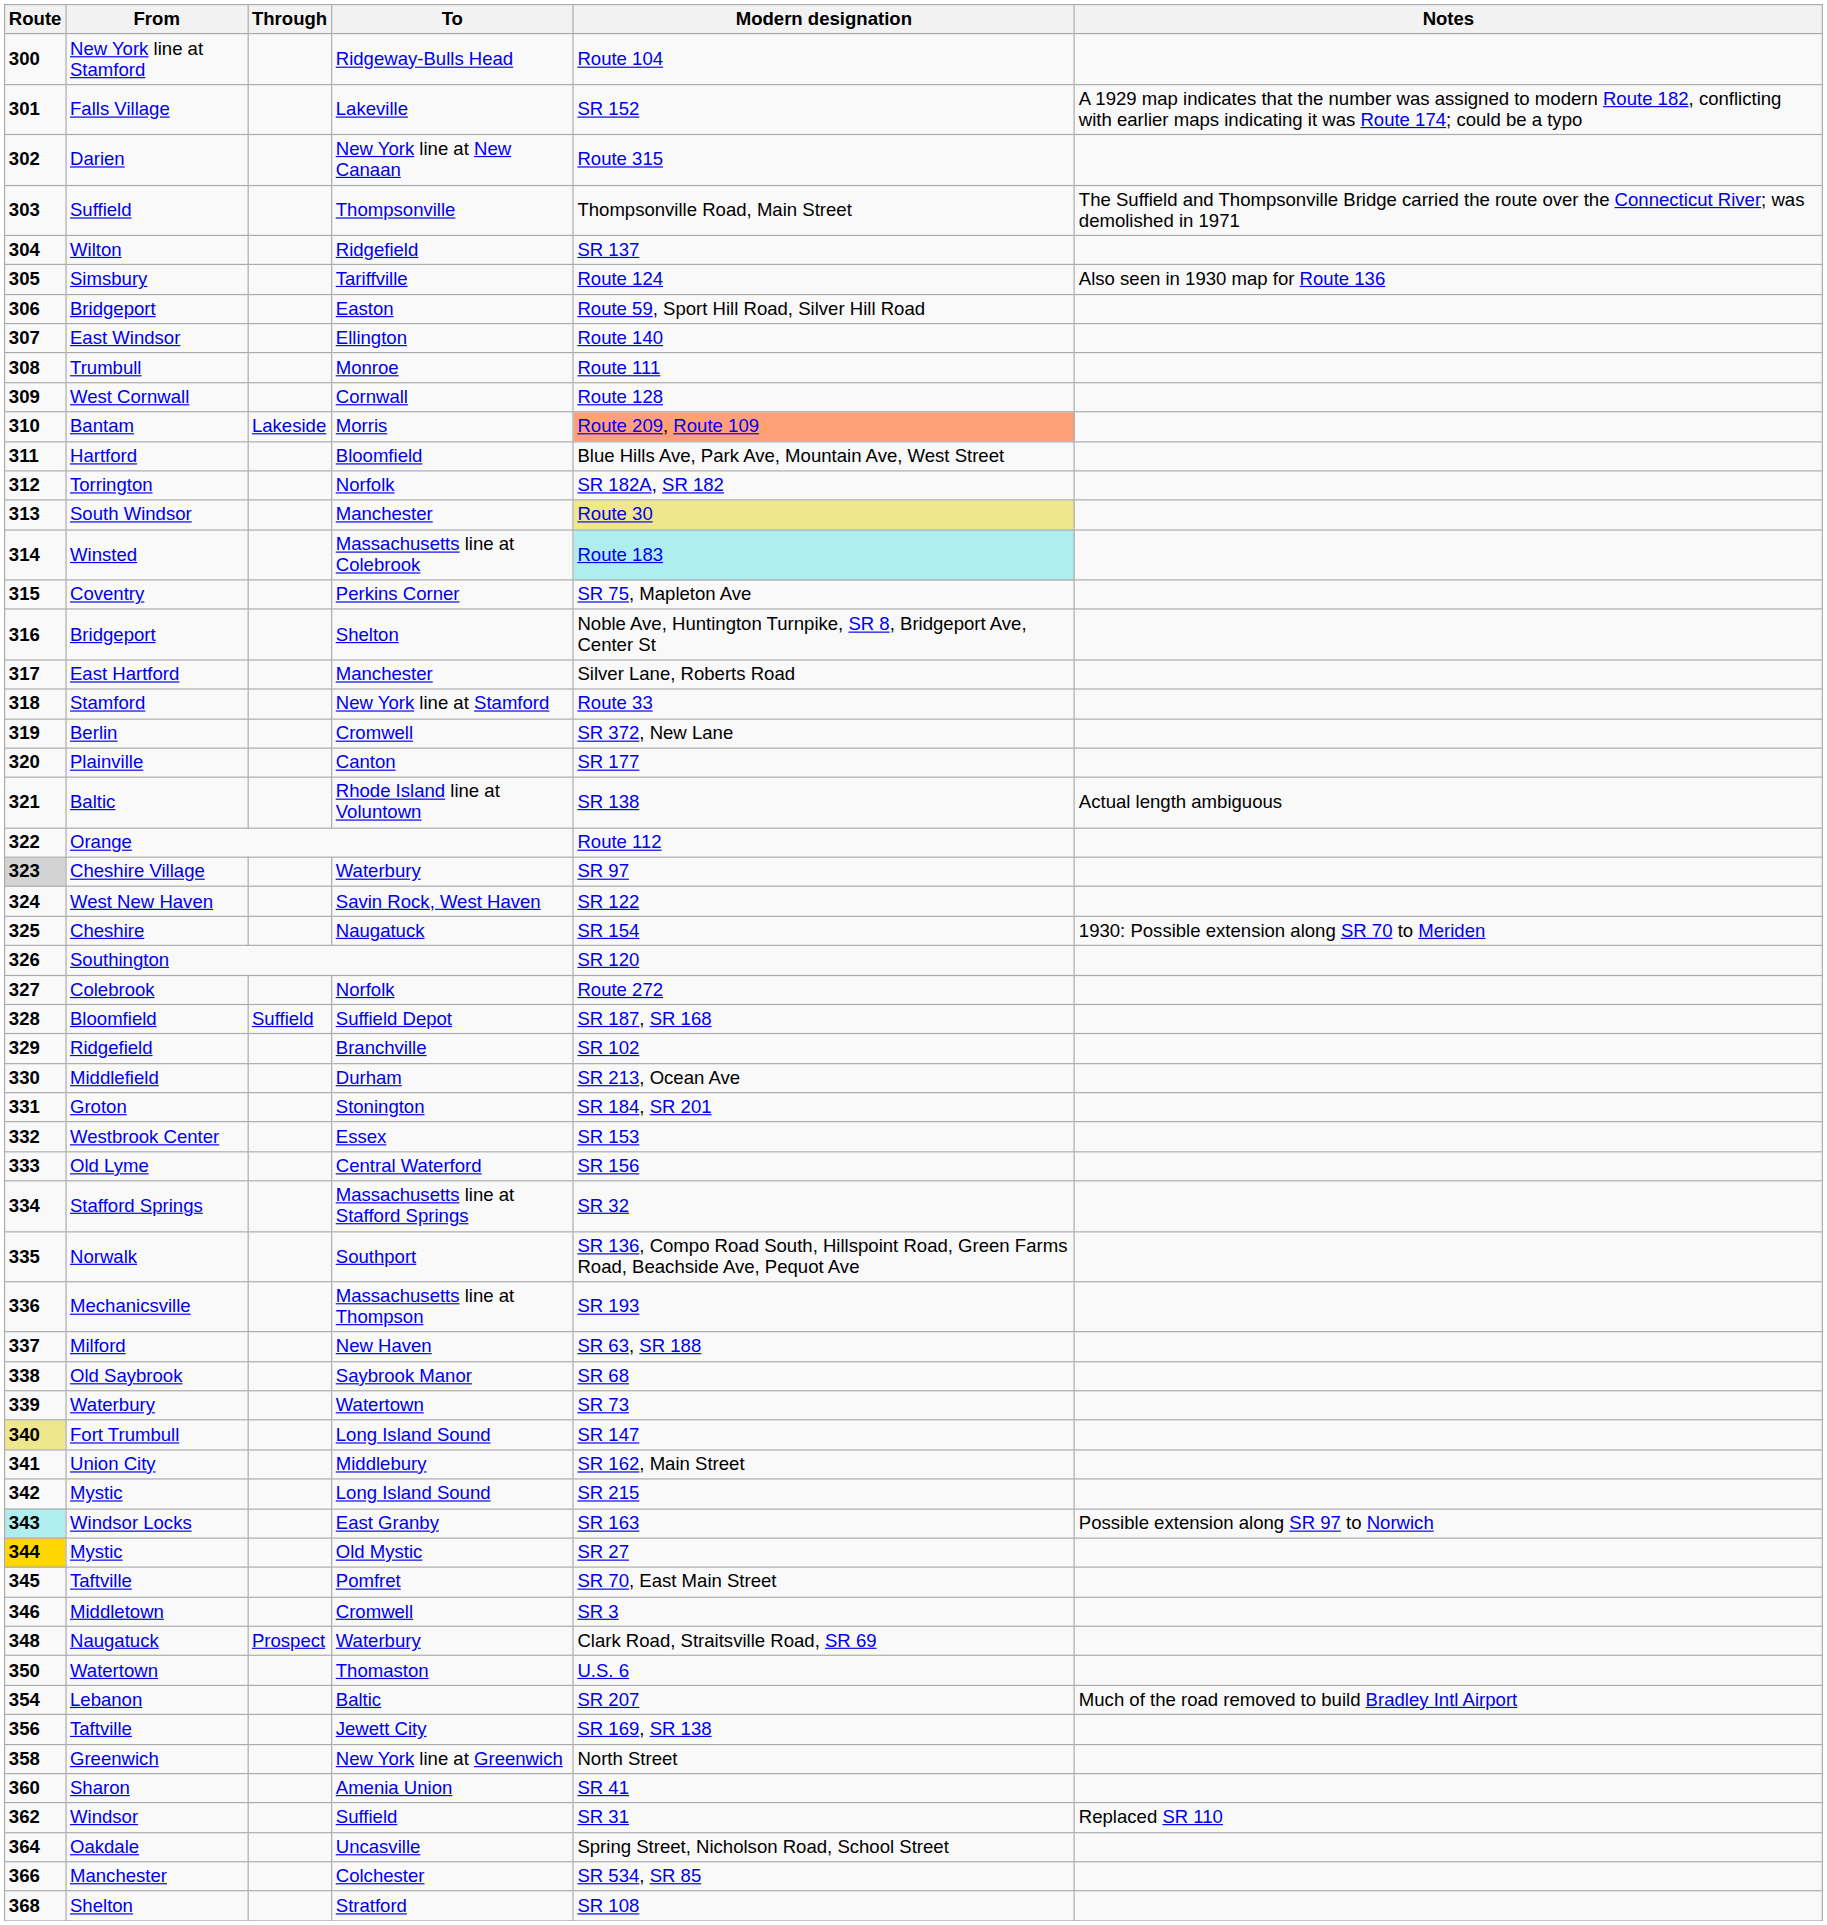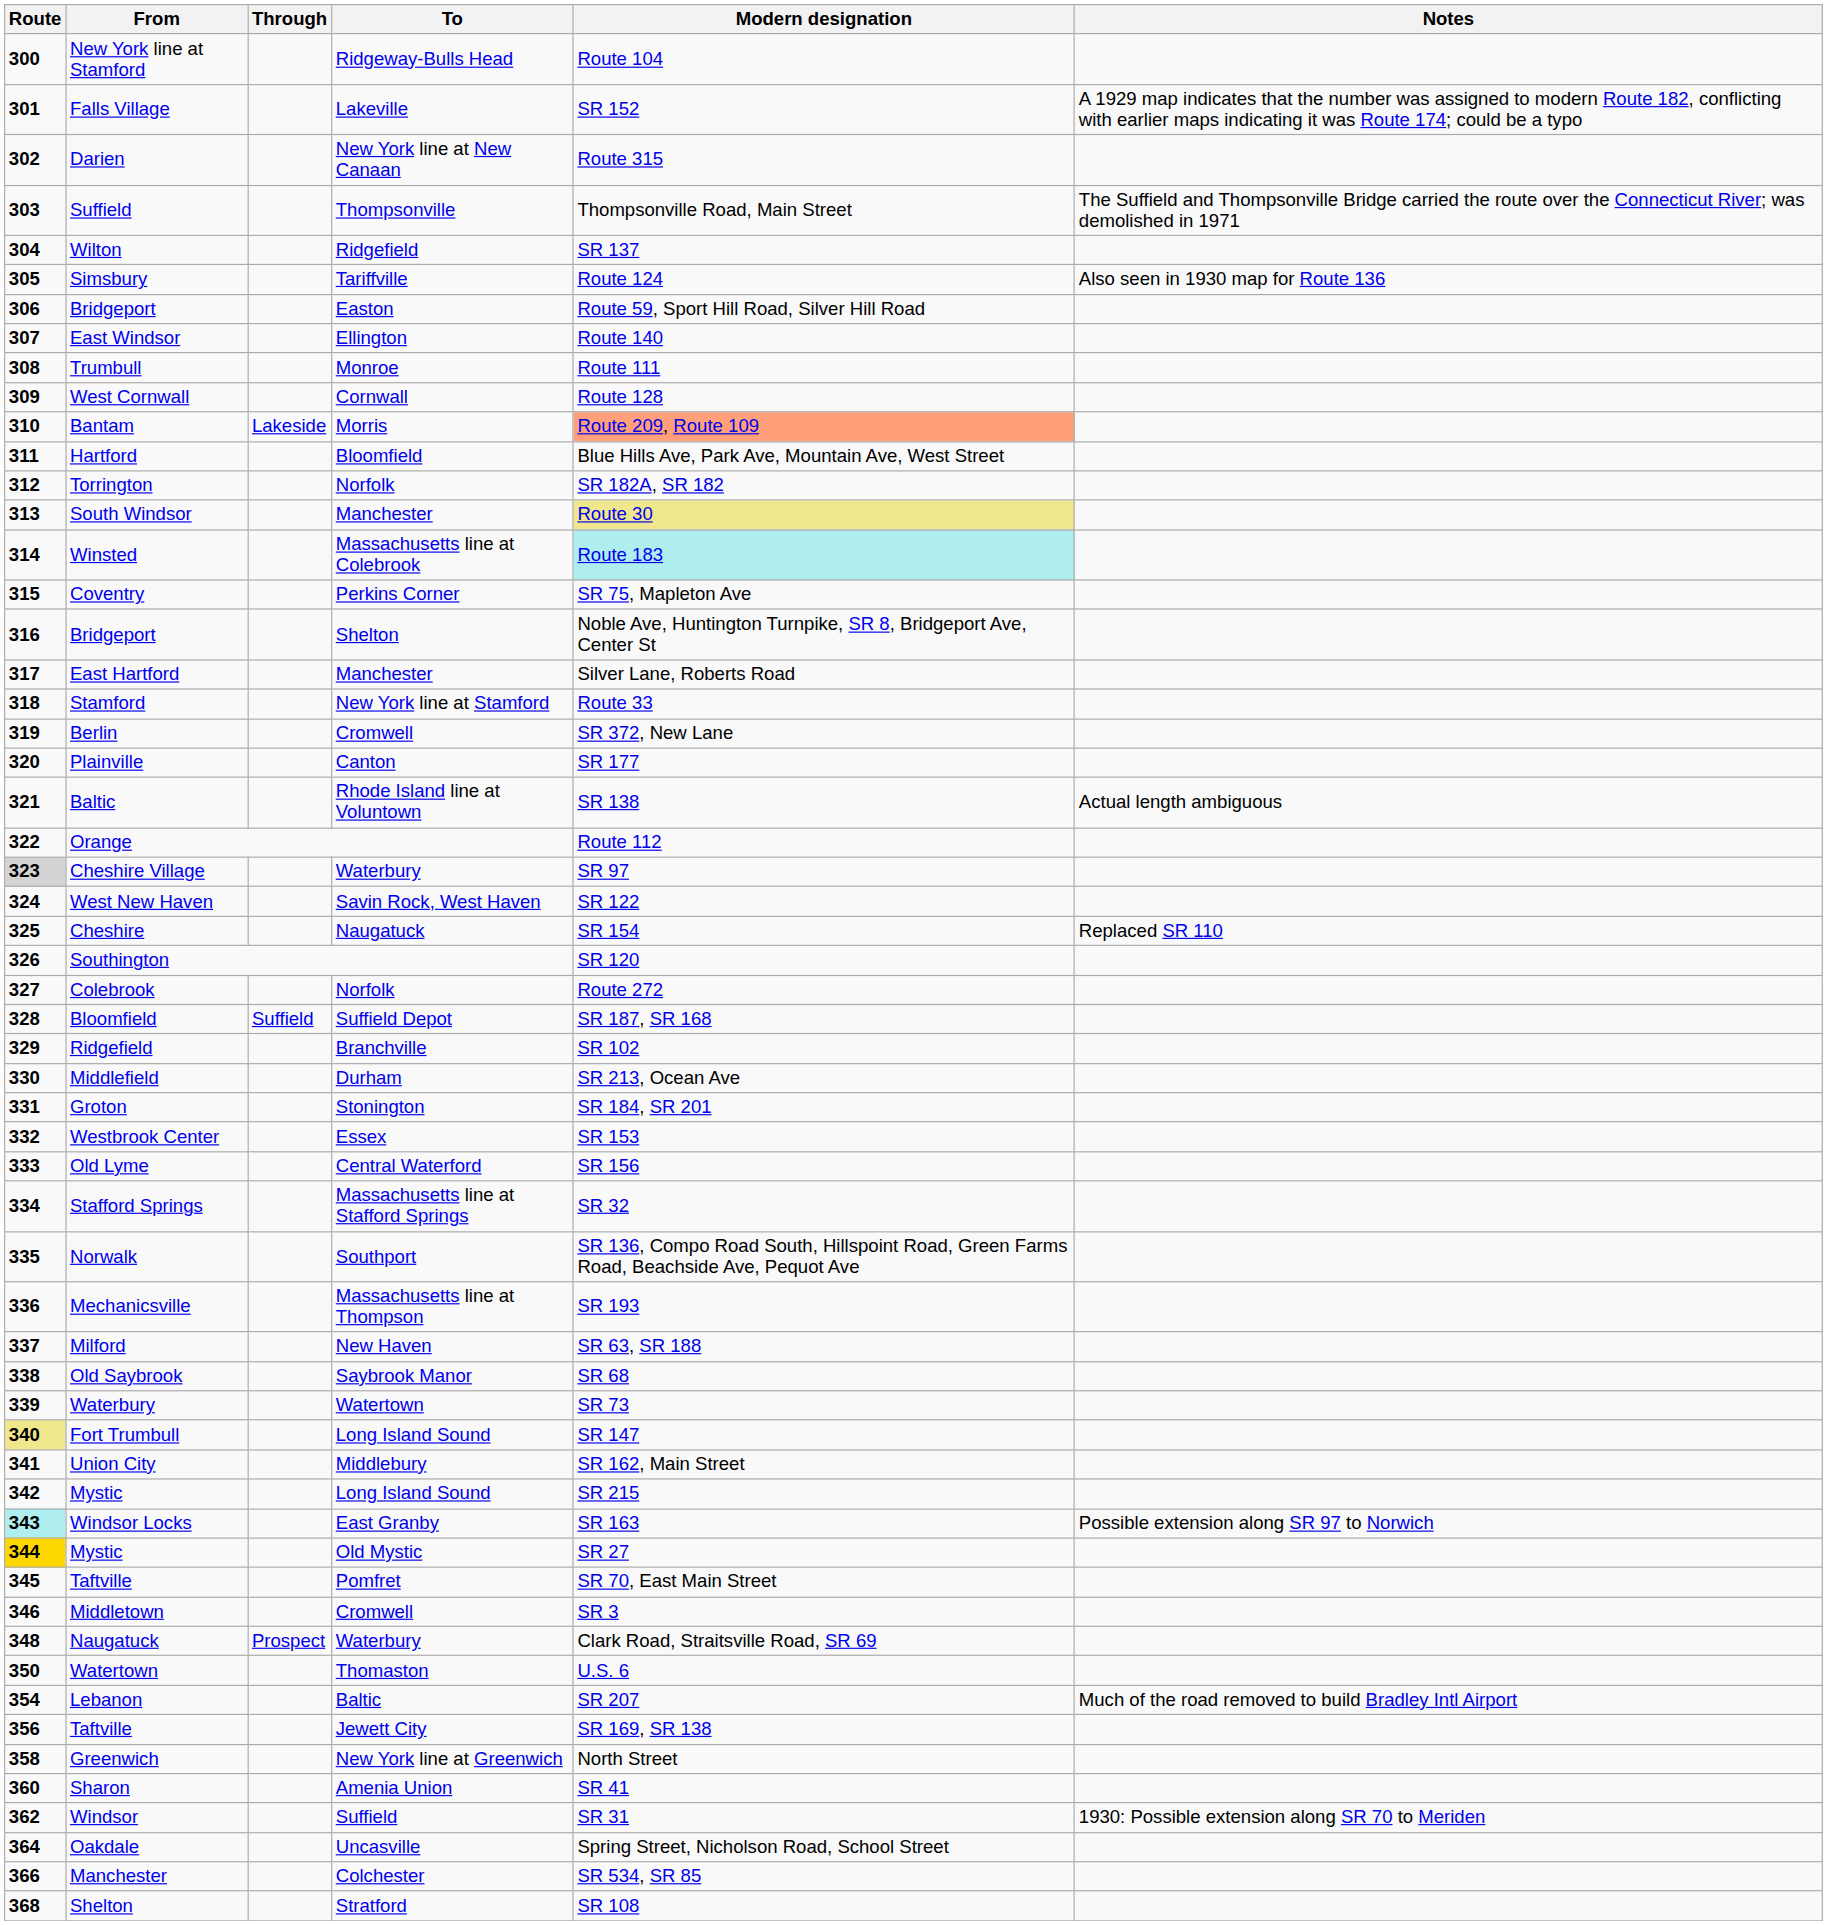(1282, 930) 1930: Possible extension along SR 70 to Meriden -> (1151, 930) Replaced SR 110
(1151, 1817) Replaced SR 110 -> (1282, 1817) 1930: Possible extension along SR 70 to Meriden
